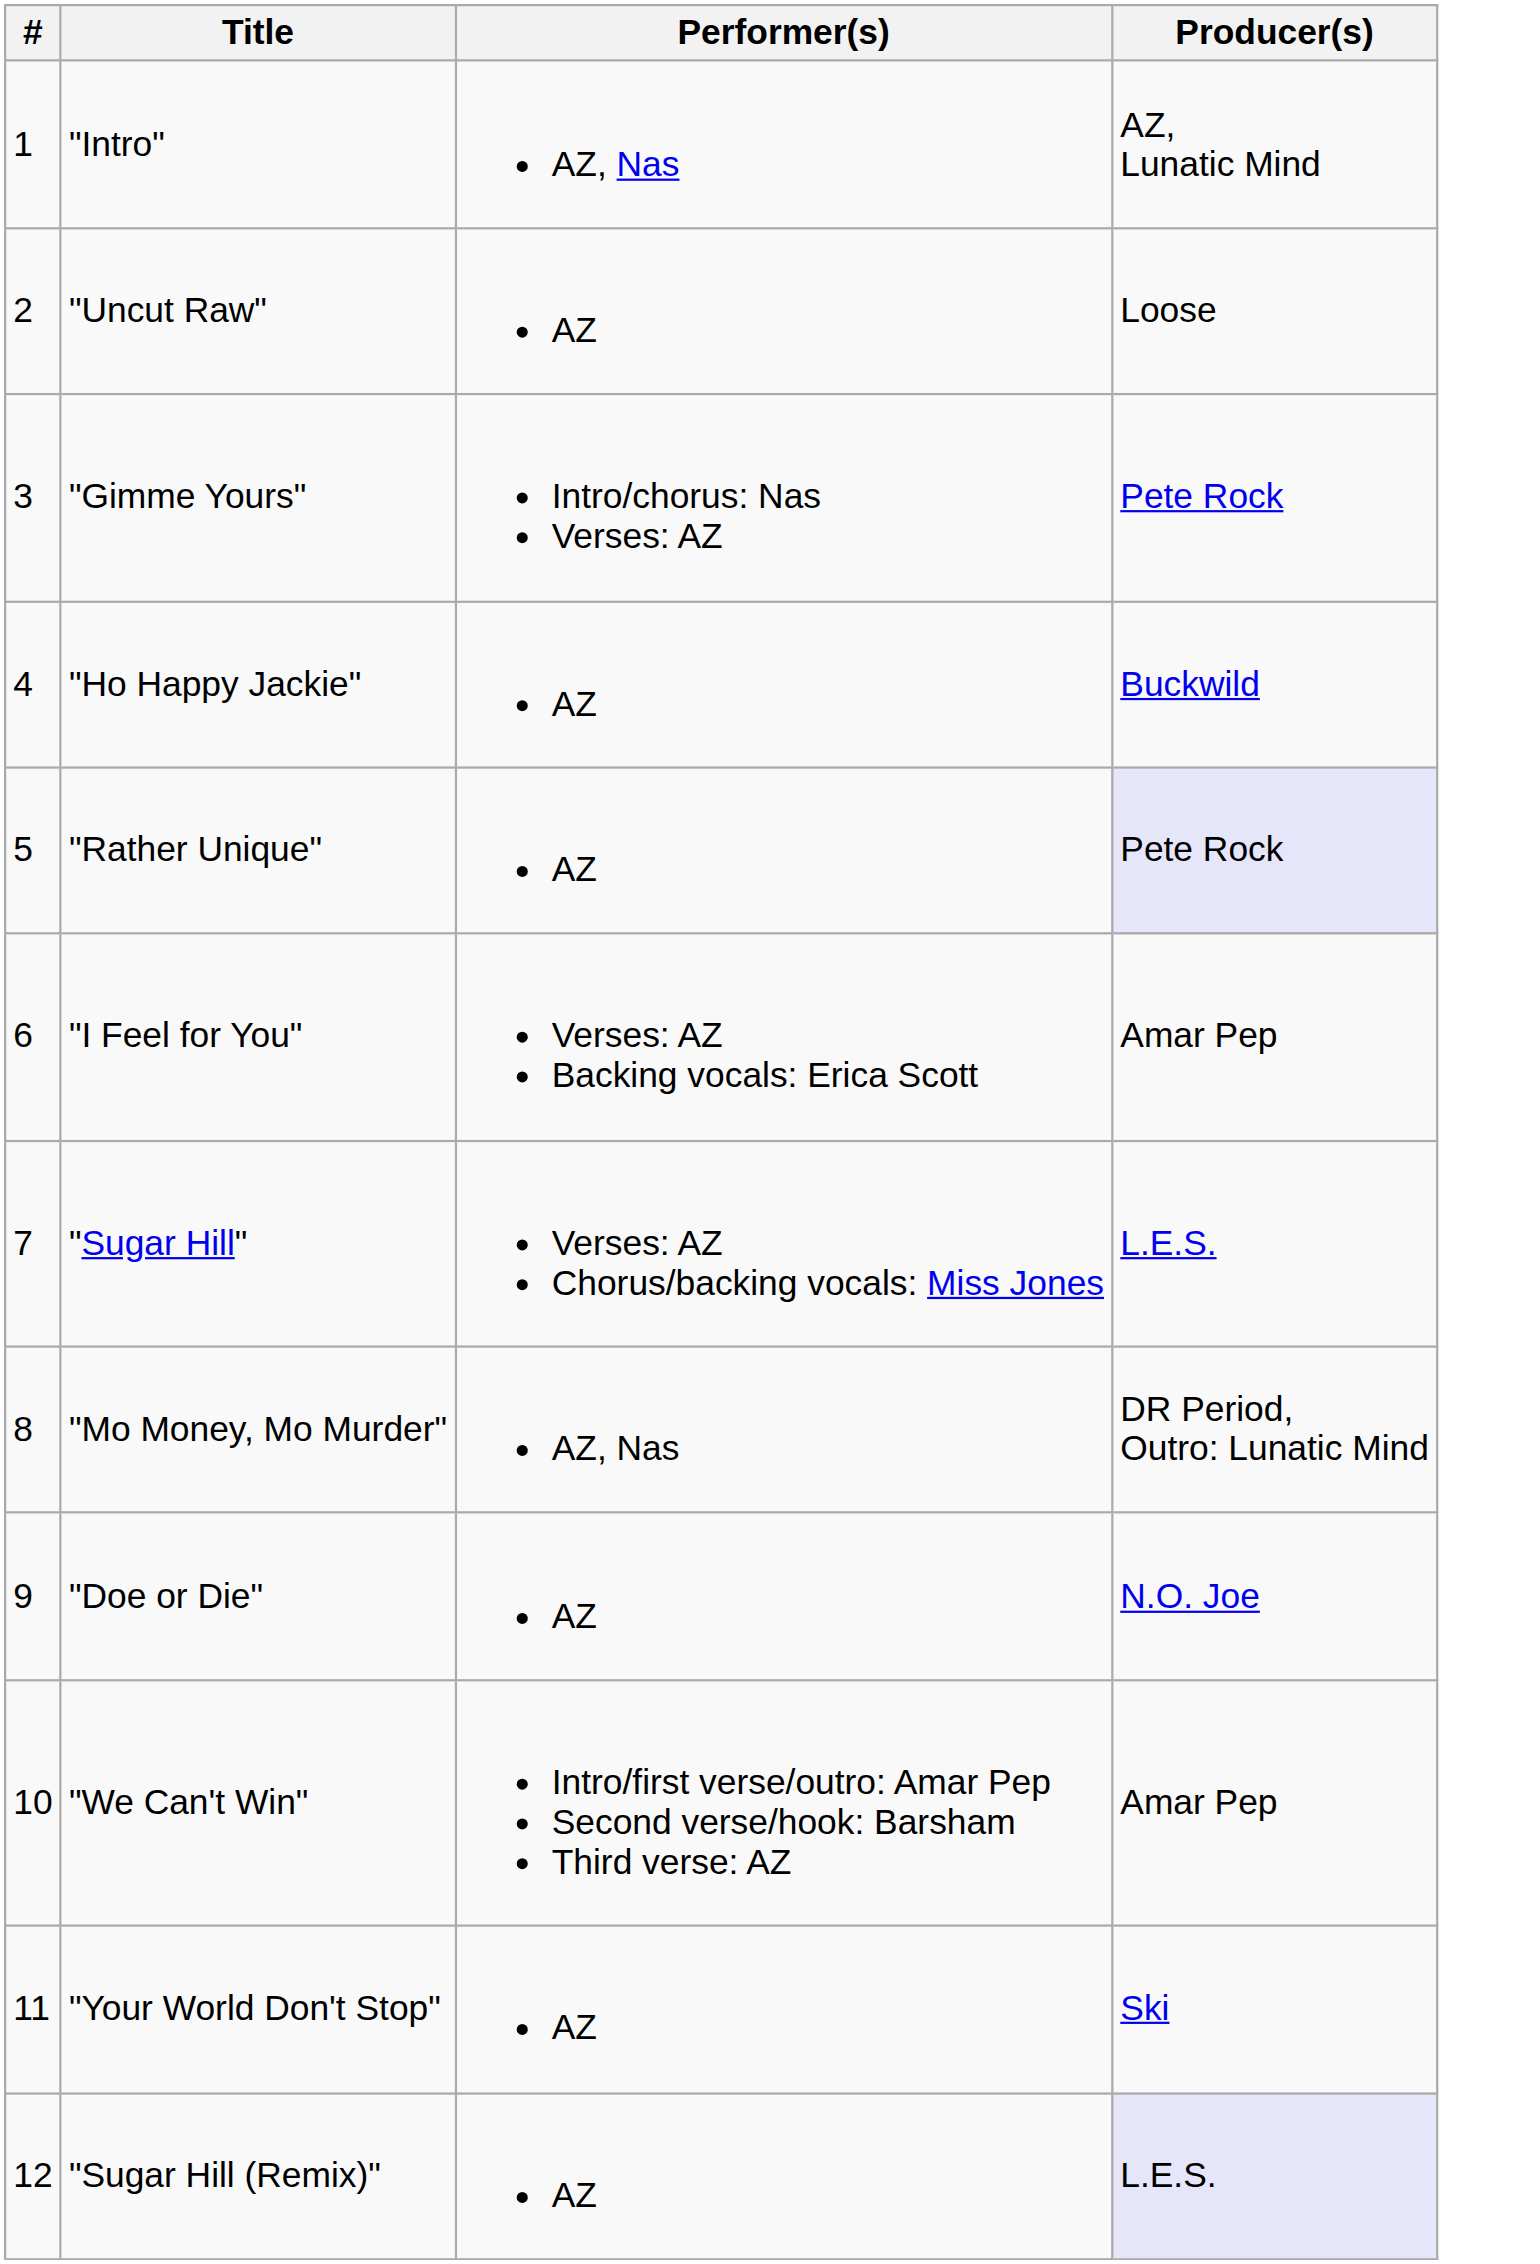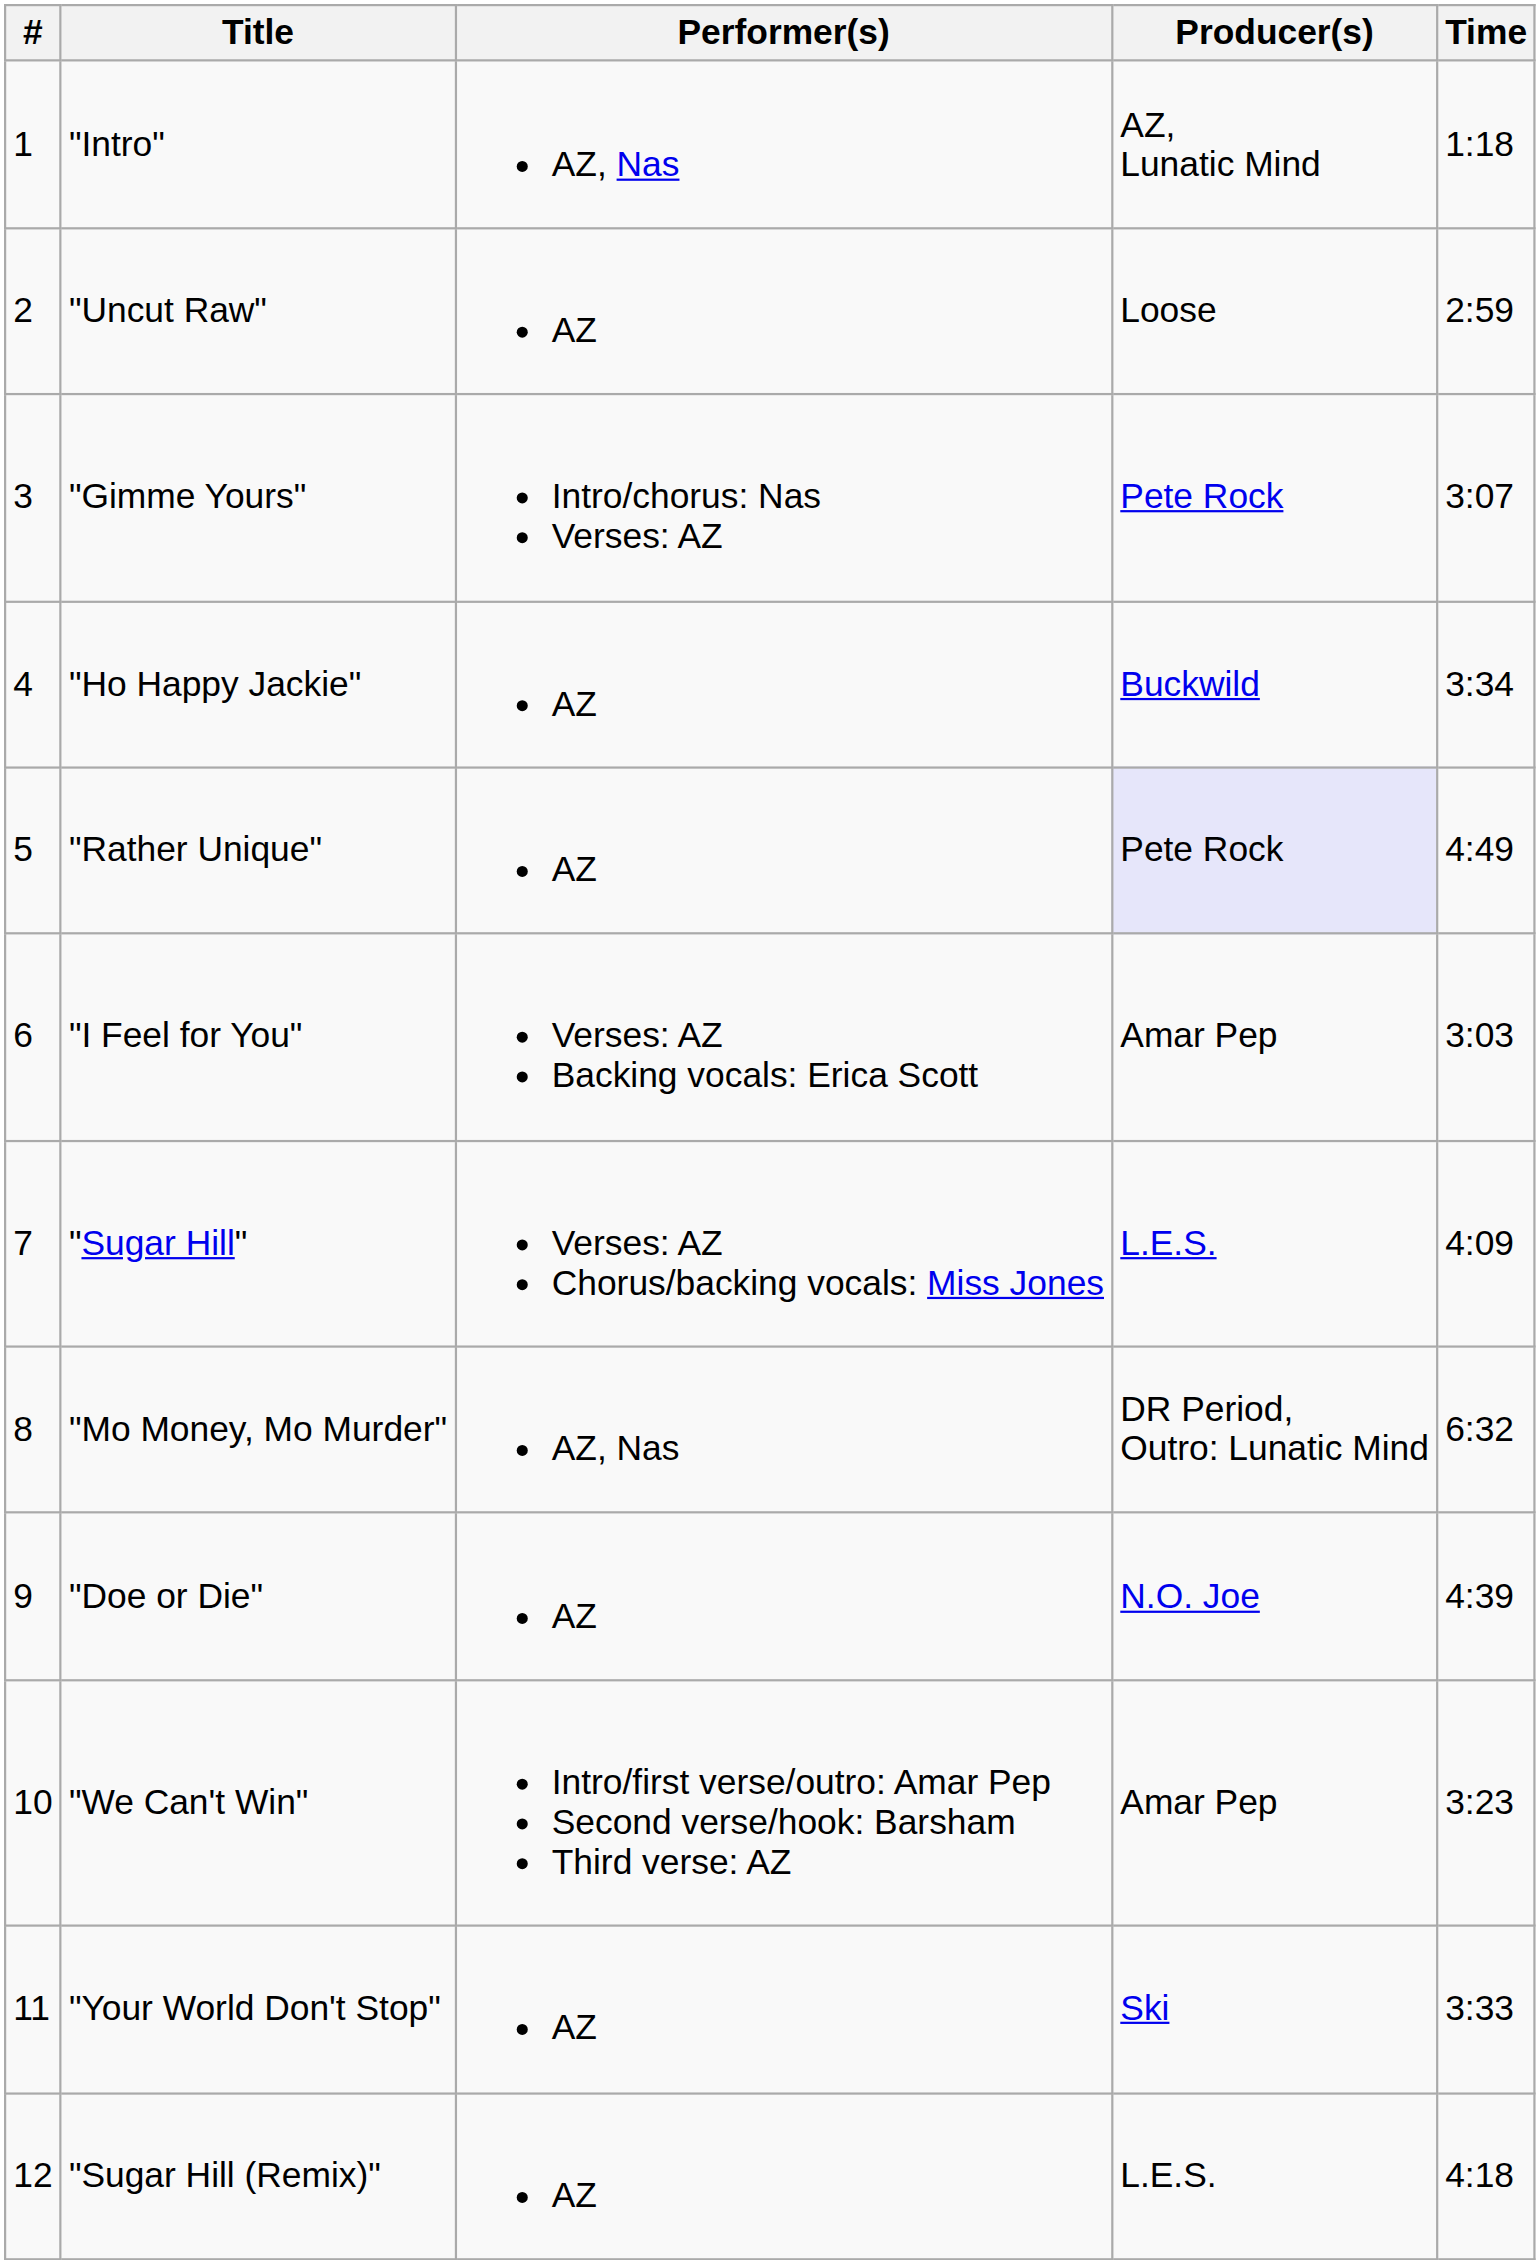+ column: (1486, 32)
(1168, 2175) lavender background -> (1168, 2175) no background
